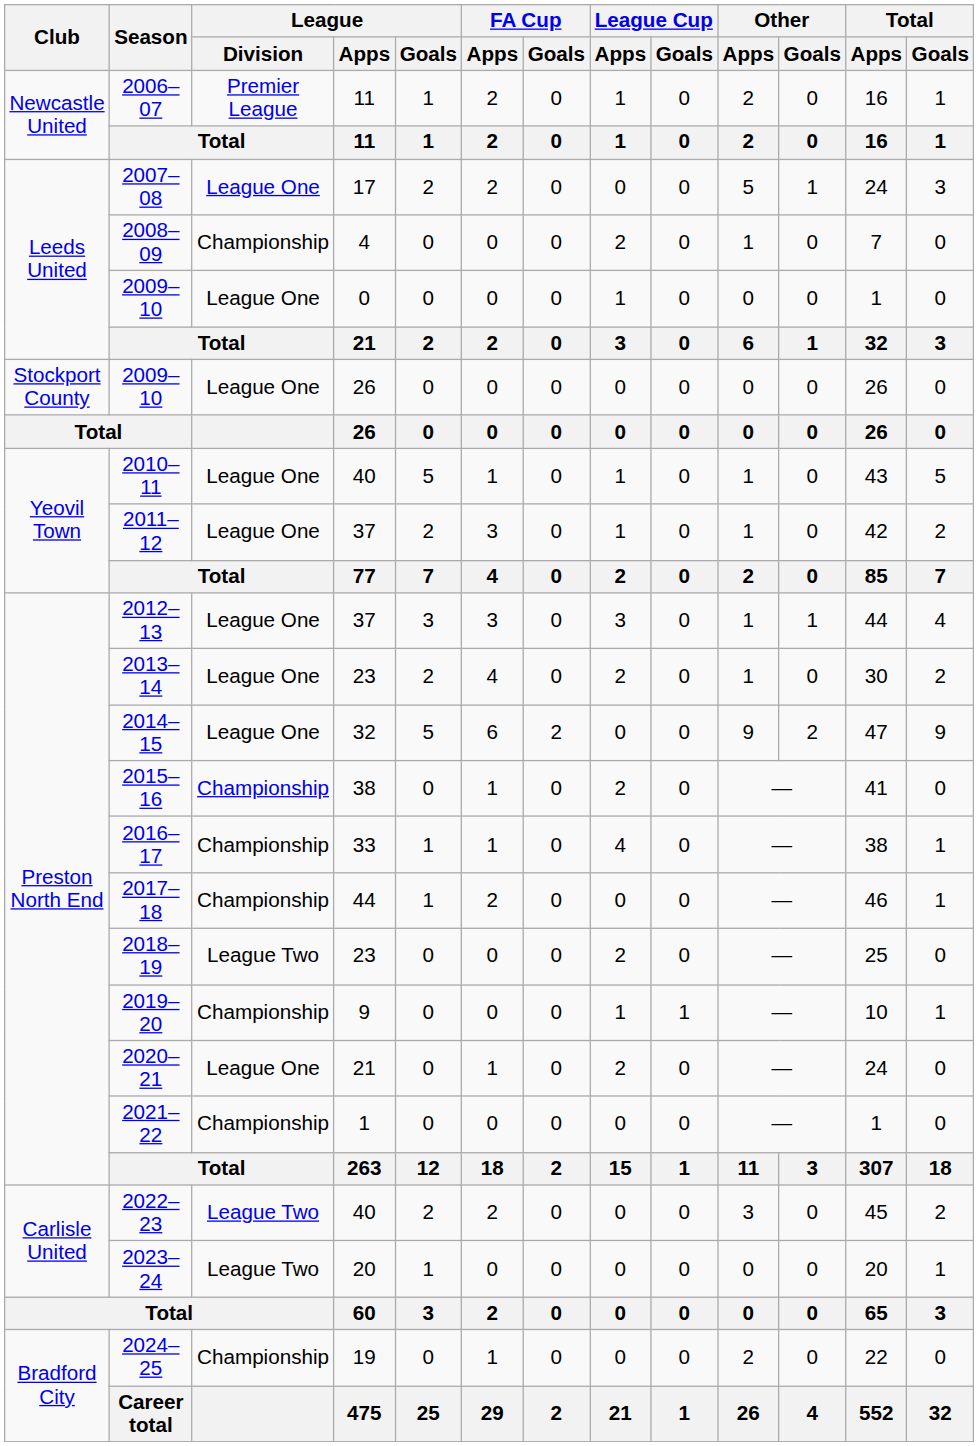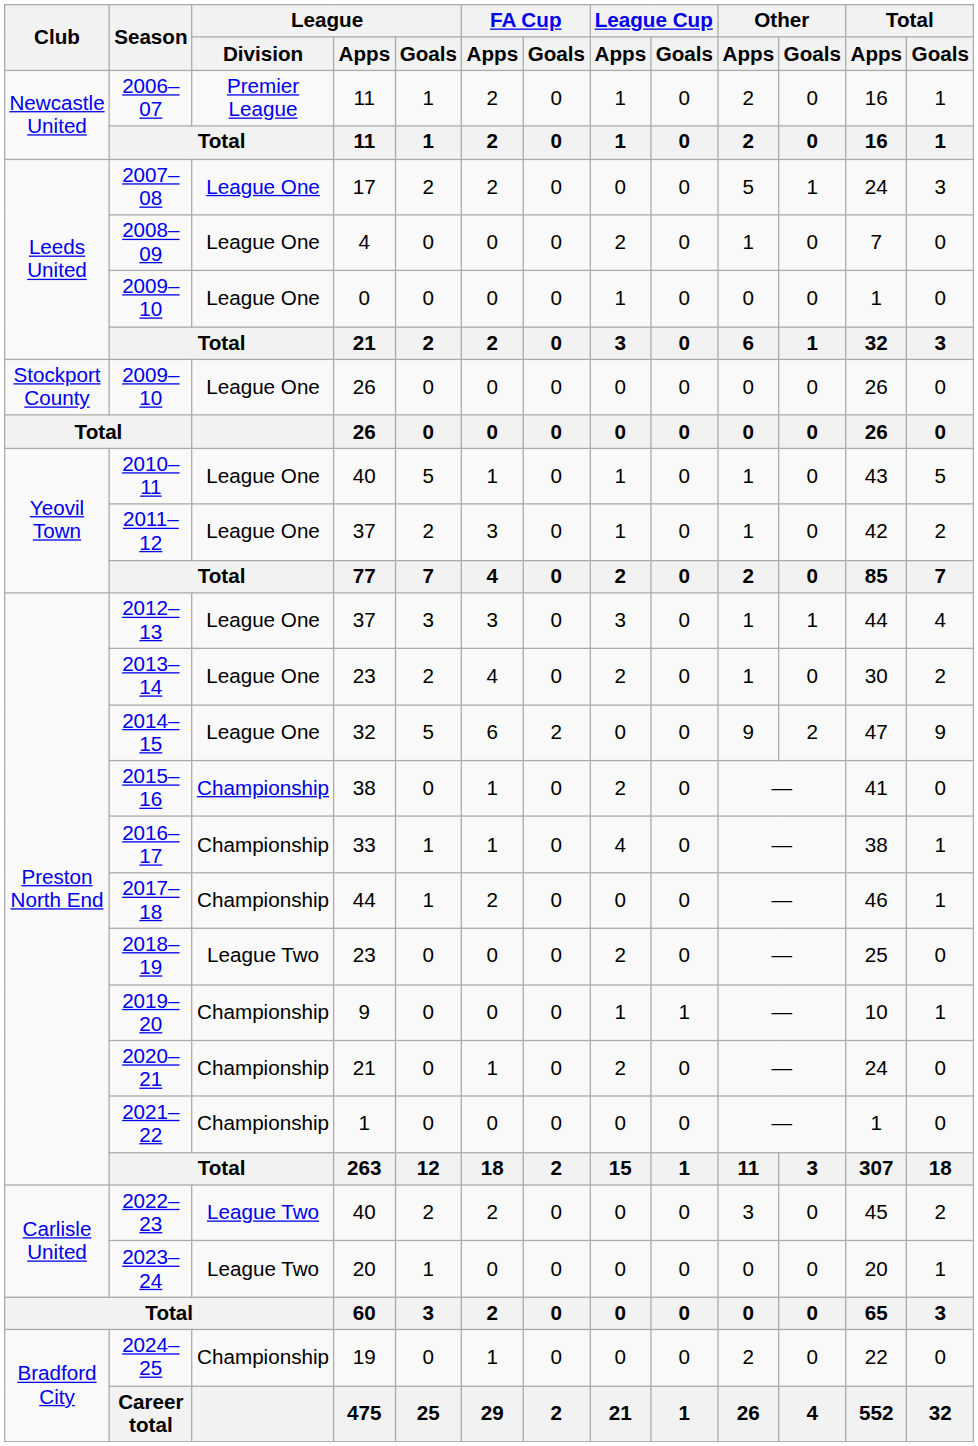(263, 242) Championship -> (263, 242) League One
(263, 1068) League One -> (263, 1068) Championship
